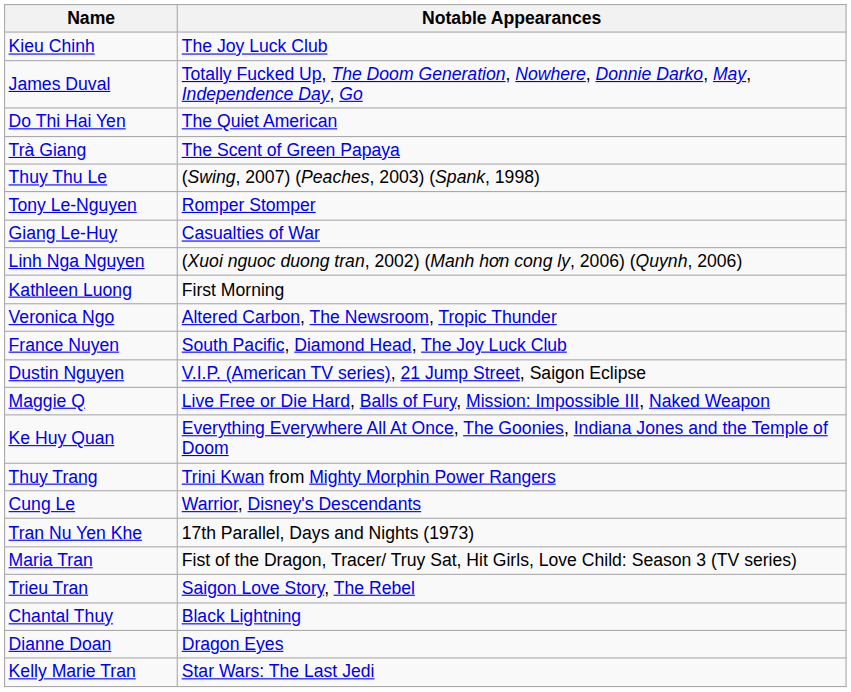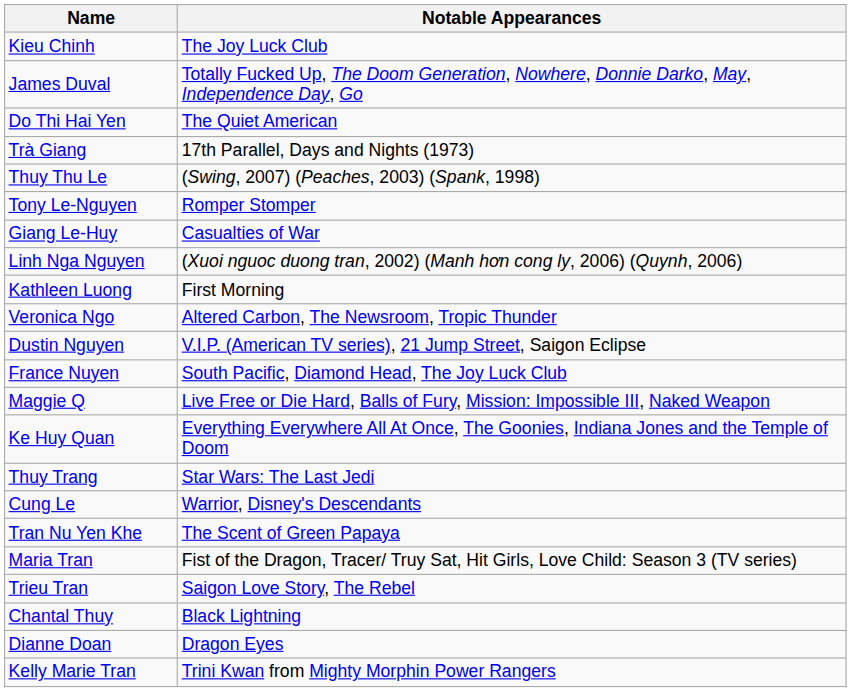(291, 149) The Scent of Green Papaya -> (328, 149) 17th Parallel, Days and Nights (1973)
rows swapped: (66, 373) <-> (64, 345)
(369, 476) Trini Kwan from Mighty Morphin Power Rangers -> (278, 476) Star Wars: The Last Jedi
(328, 532) 17th Parallel, Days and Nights (1973) -> (291, 532) The Scent of Green Papaya
(278, 672) Star Wars: The Last Jedi -> (369, 672) Trini Kwan from Mighty Morphin Power Rangers
